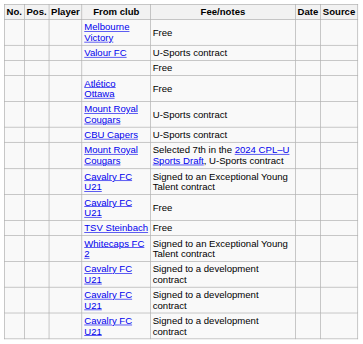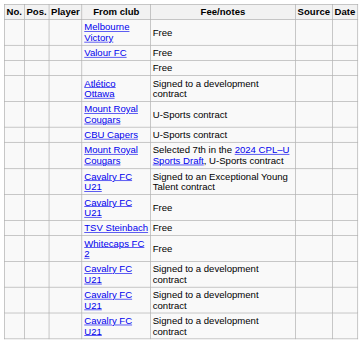columns swapped: (308, 12) <-> (339, 12)
(190, 53) U-Sports contract -> (163, 53) Free
(163, 89) Free -> (206, 89) Signed to a development contract
(220, 248) Signed to an Exceptional Young Talent contract -> (163, 248) Free
